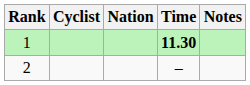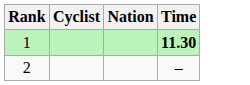- column: (223, 17)
